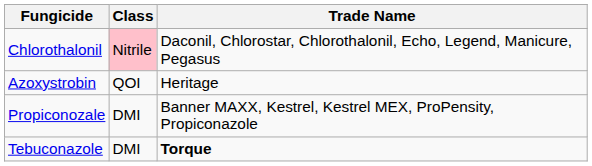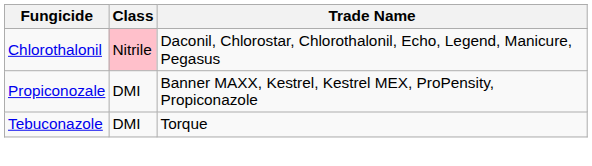- row: (52, 82)
(186, 148) bold -> (184, 124) normal
